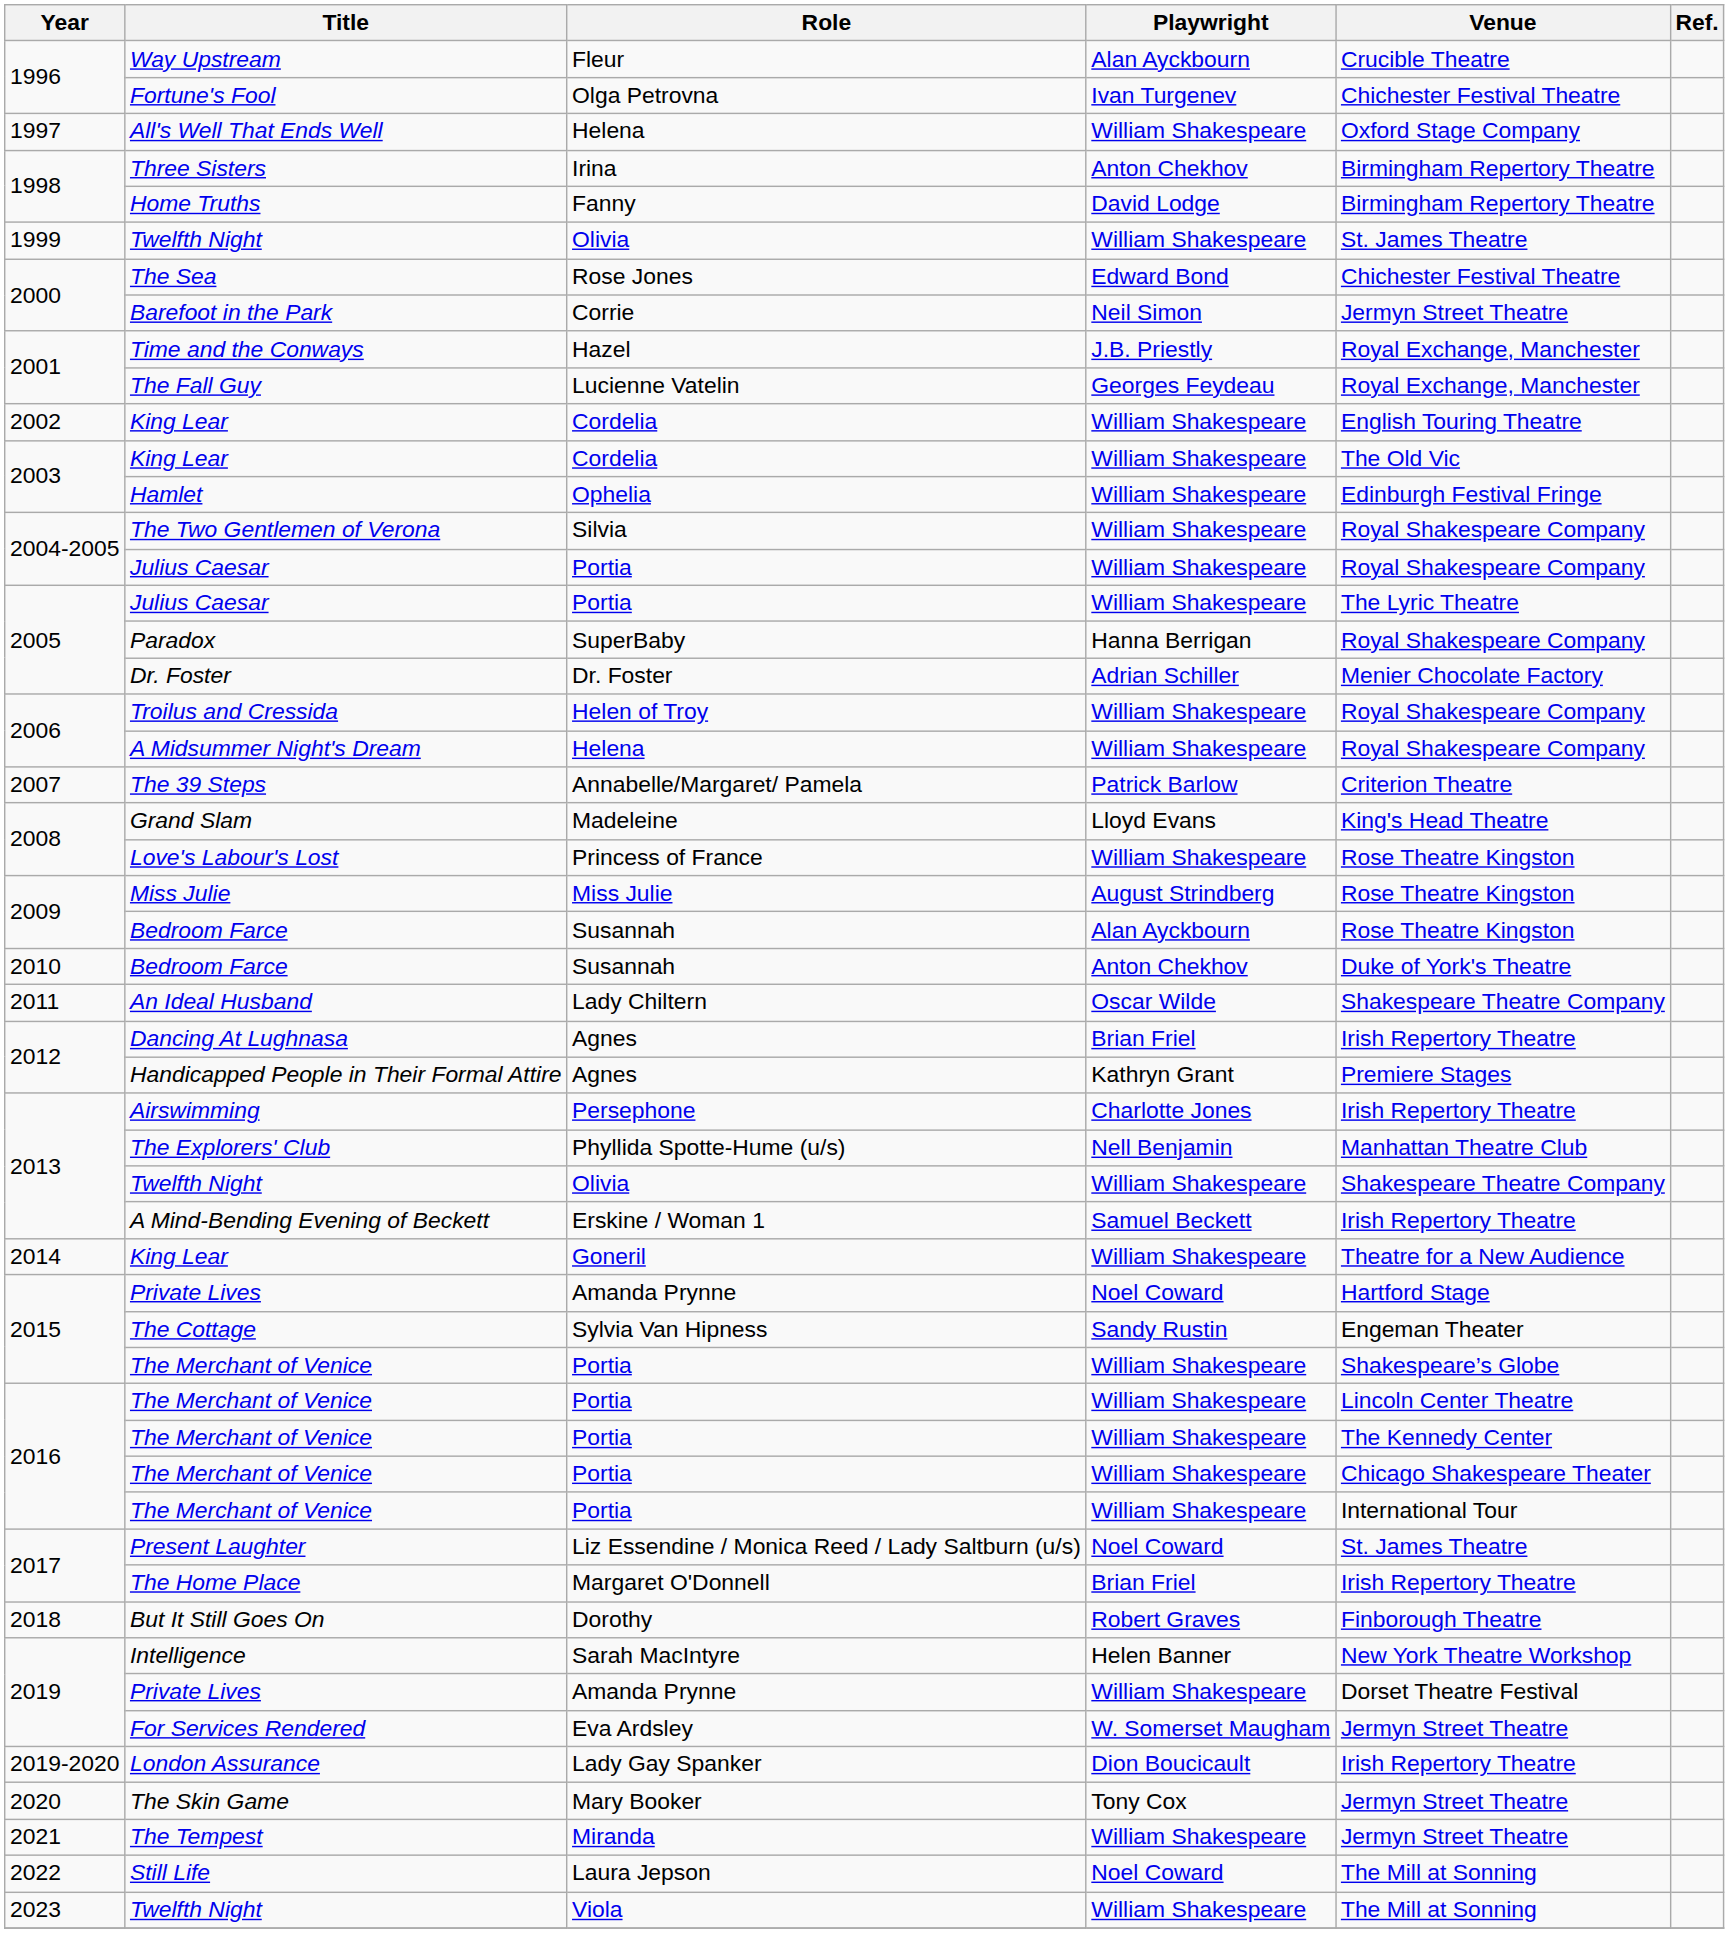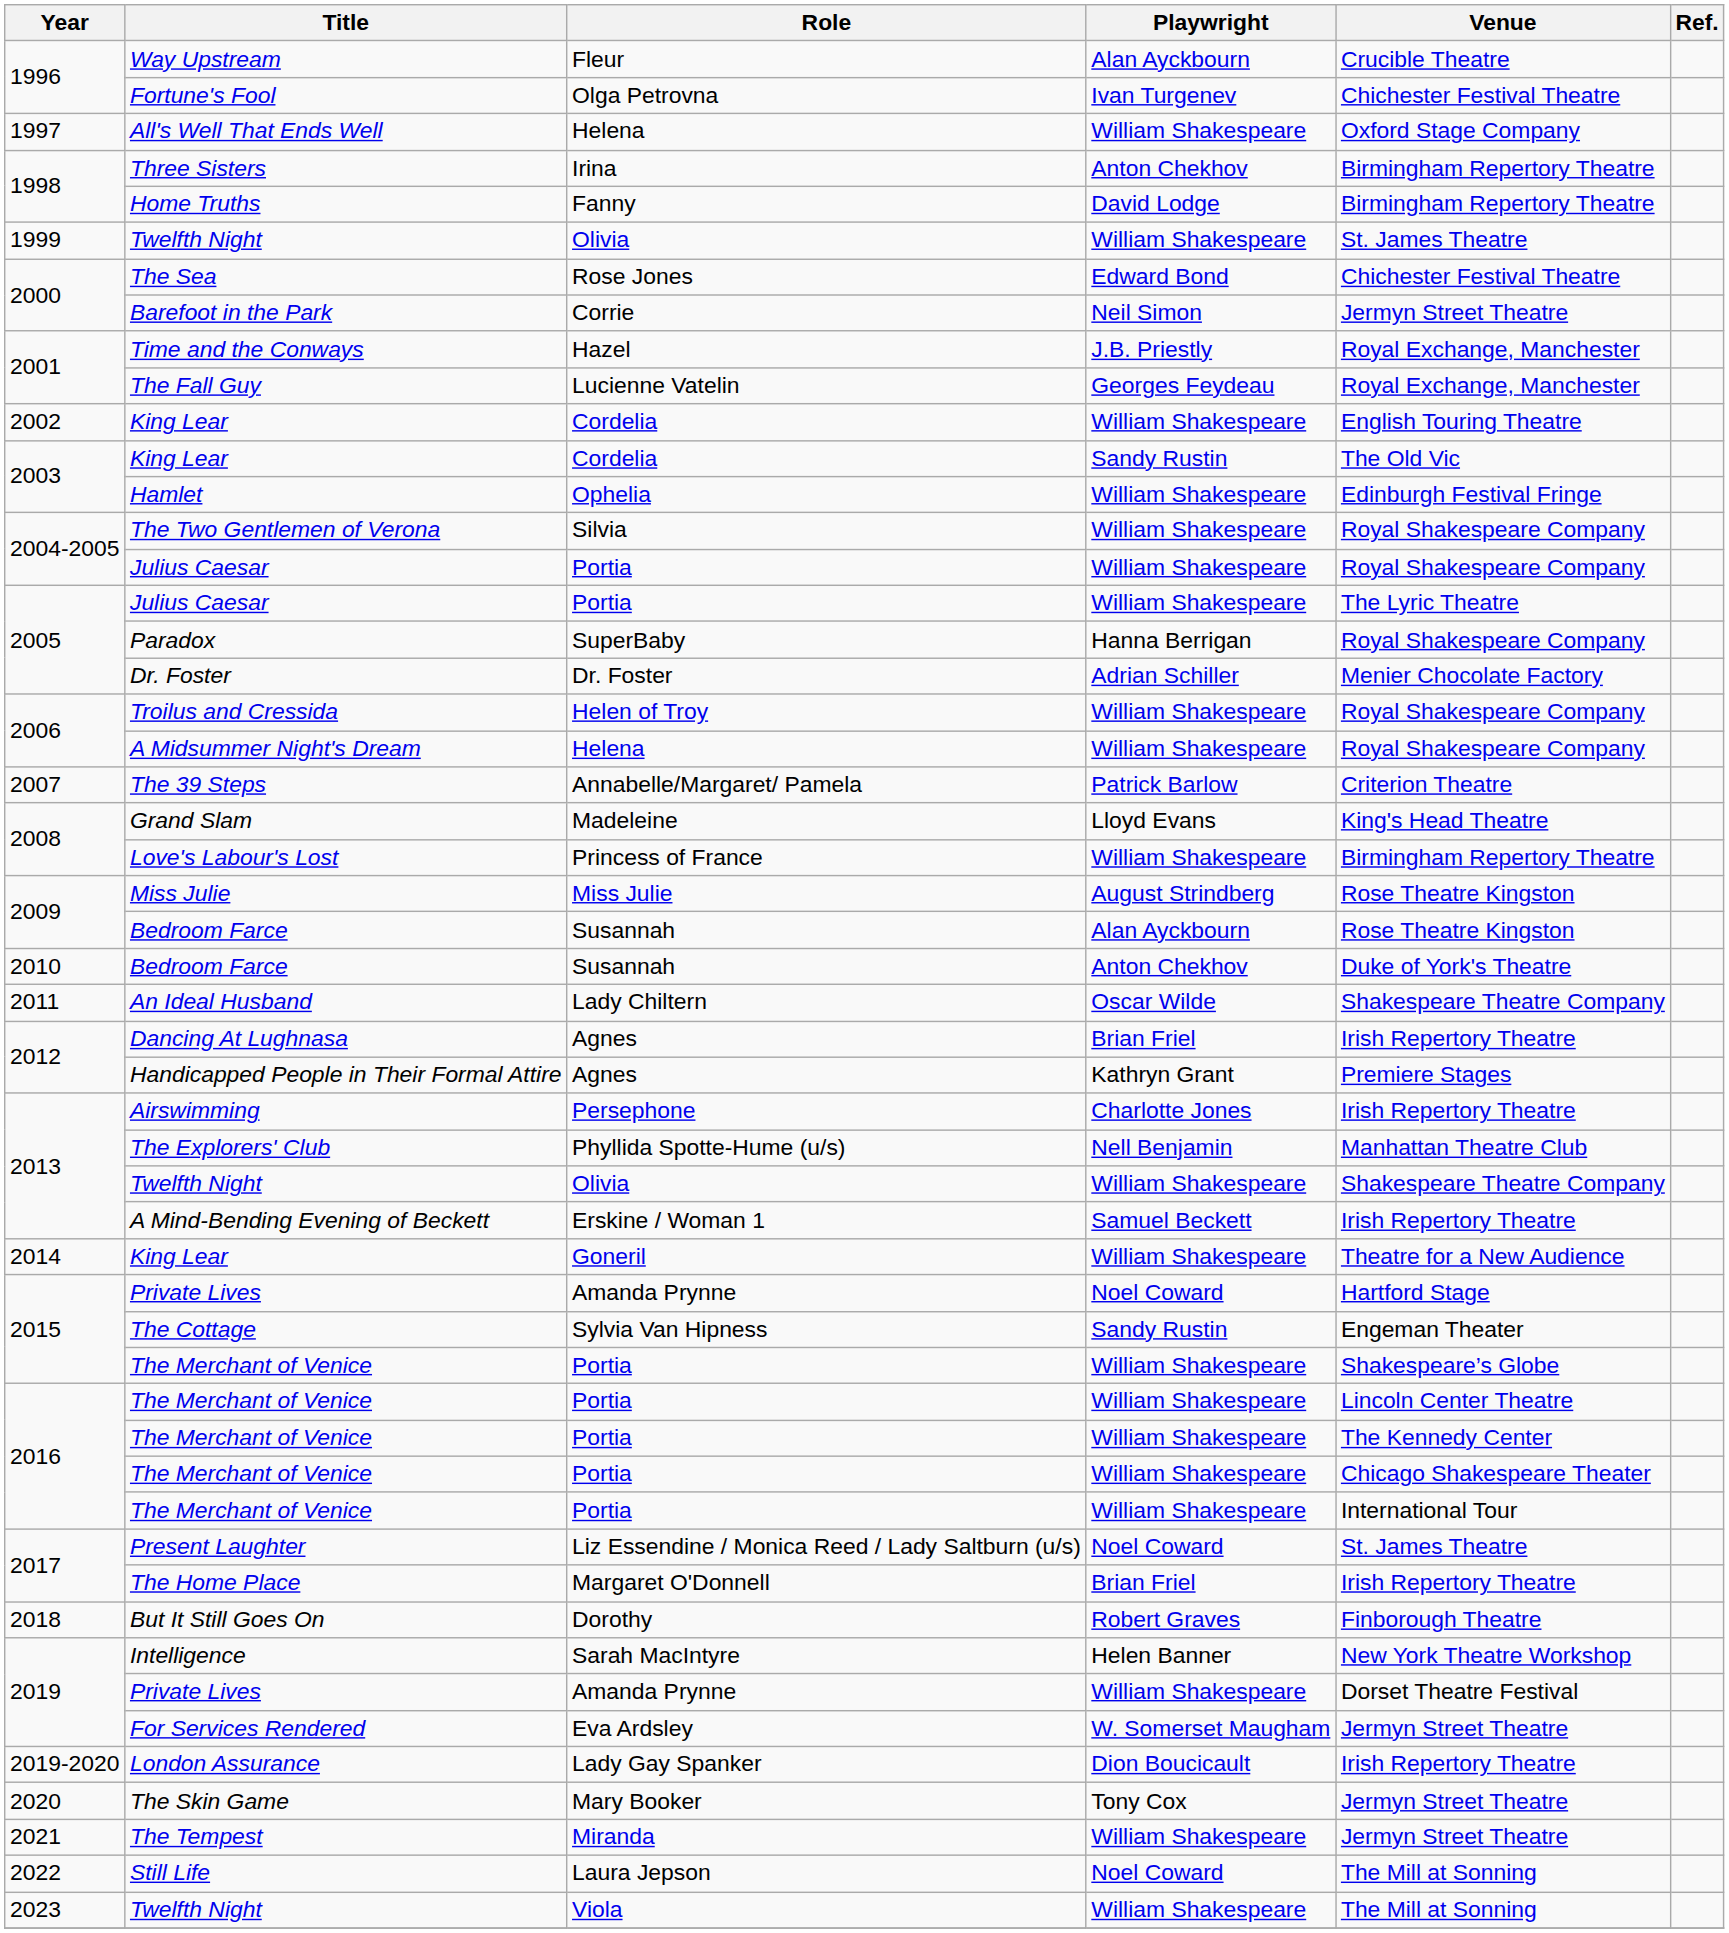(1199, 458) William Shakespeare -> (1159, 458) Sandy Rustin
(1458, 857) Rose Theatre Kingston -> (1498, 857) Birmingham Repertory Theatre
